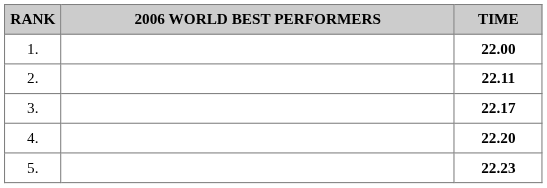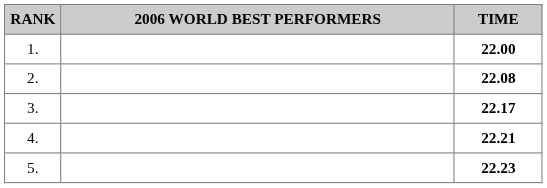(498, 78) 22.11 -> (498, 78) 22.08
(498, 138) 22.20 -> (498, 138) 22.21
